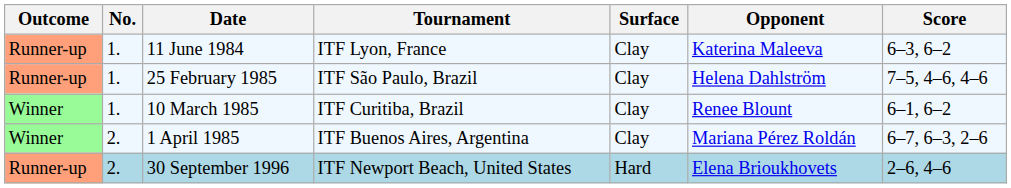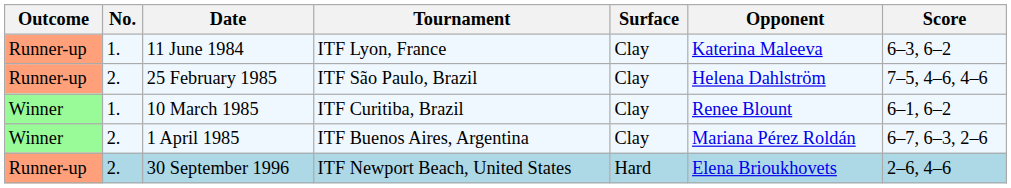(114, 78) 1. -> (114, 78) 2.
